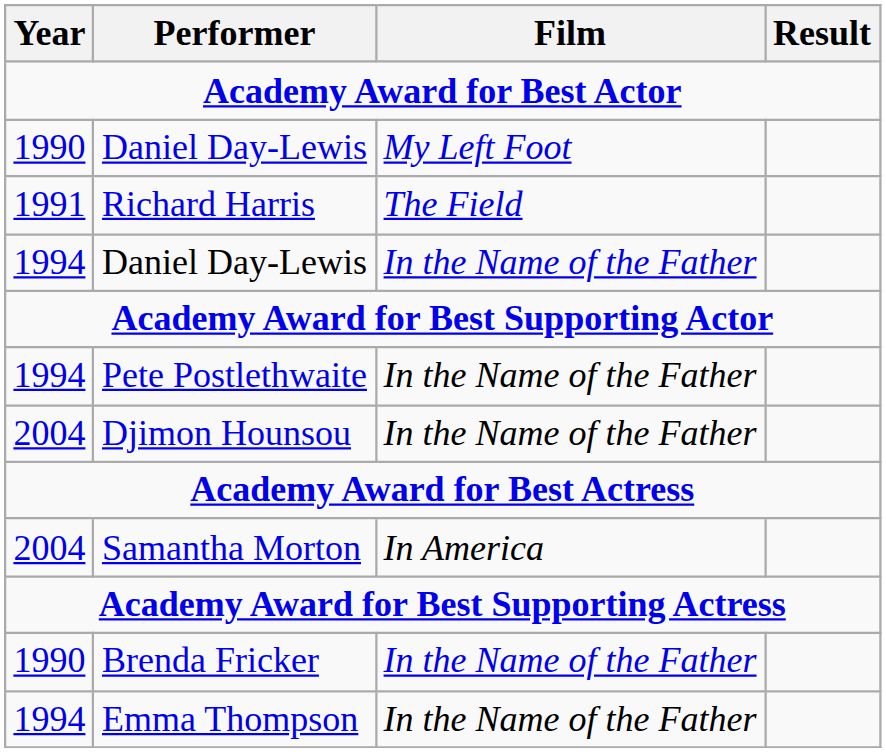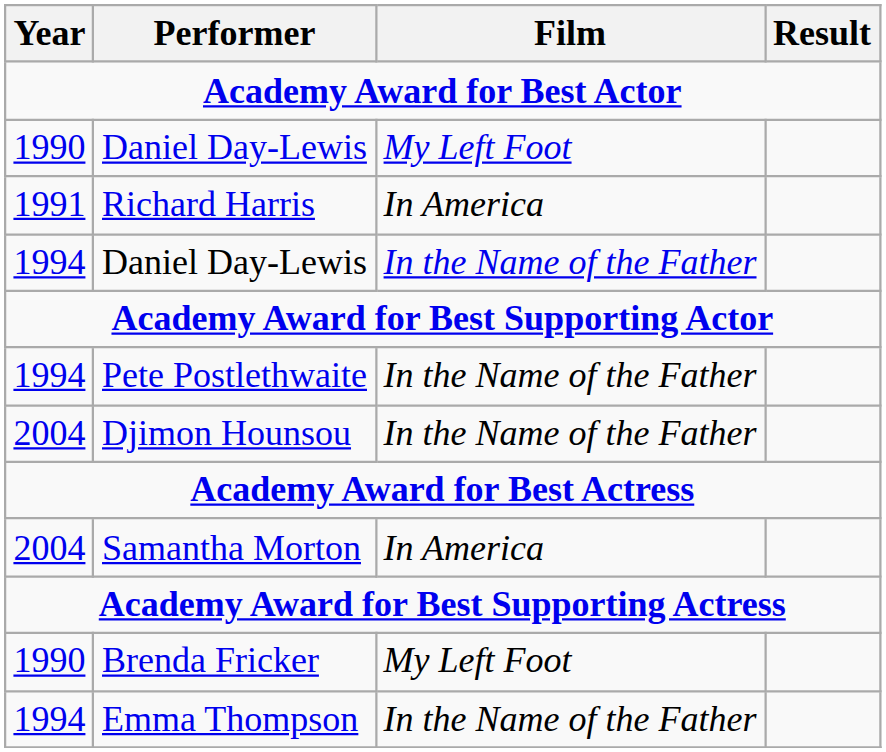(453, 204) The Field -> (464, 204) In America
(570, 661) In the Name of the Father -> (478, 661) My Left Foot
